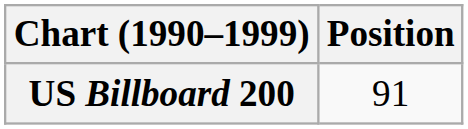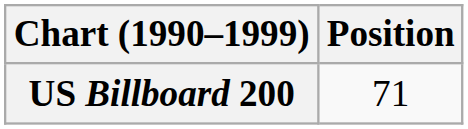(391, 92) 91 -> (391, 92) 71
